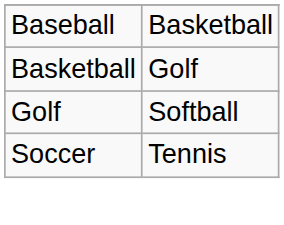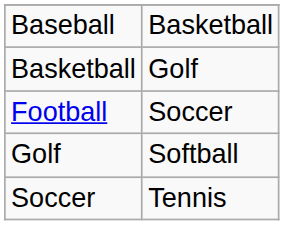+ row: (59, 111)
